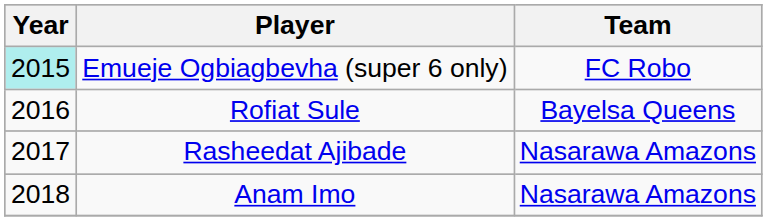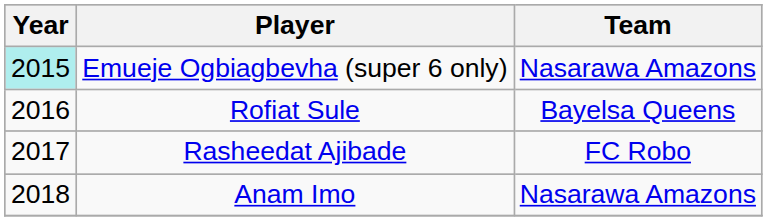(638, 67) FC Robo -> (638, 67) Nasarawa Amazons
(638, 151) Nasarawa Amazons -> (638, 151) FC Robo
